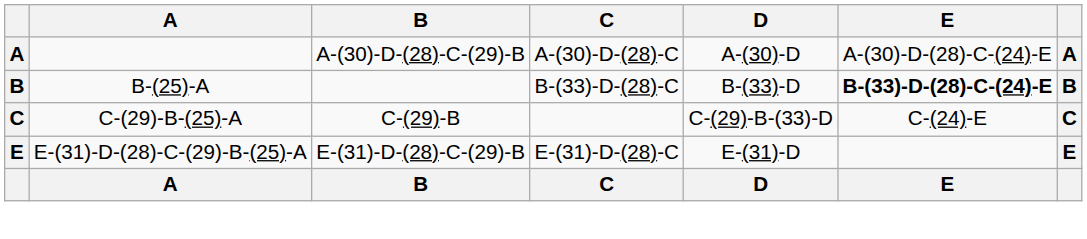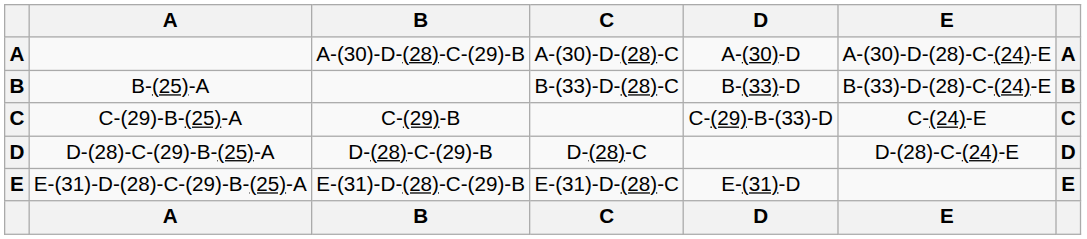(947, 86) bold -> (947, 86) normal
+ row: (170, 151)
